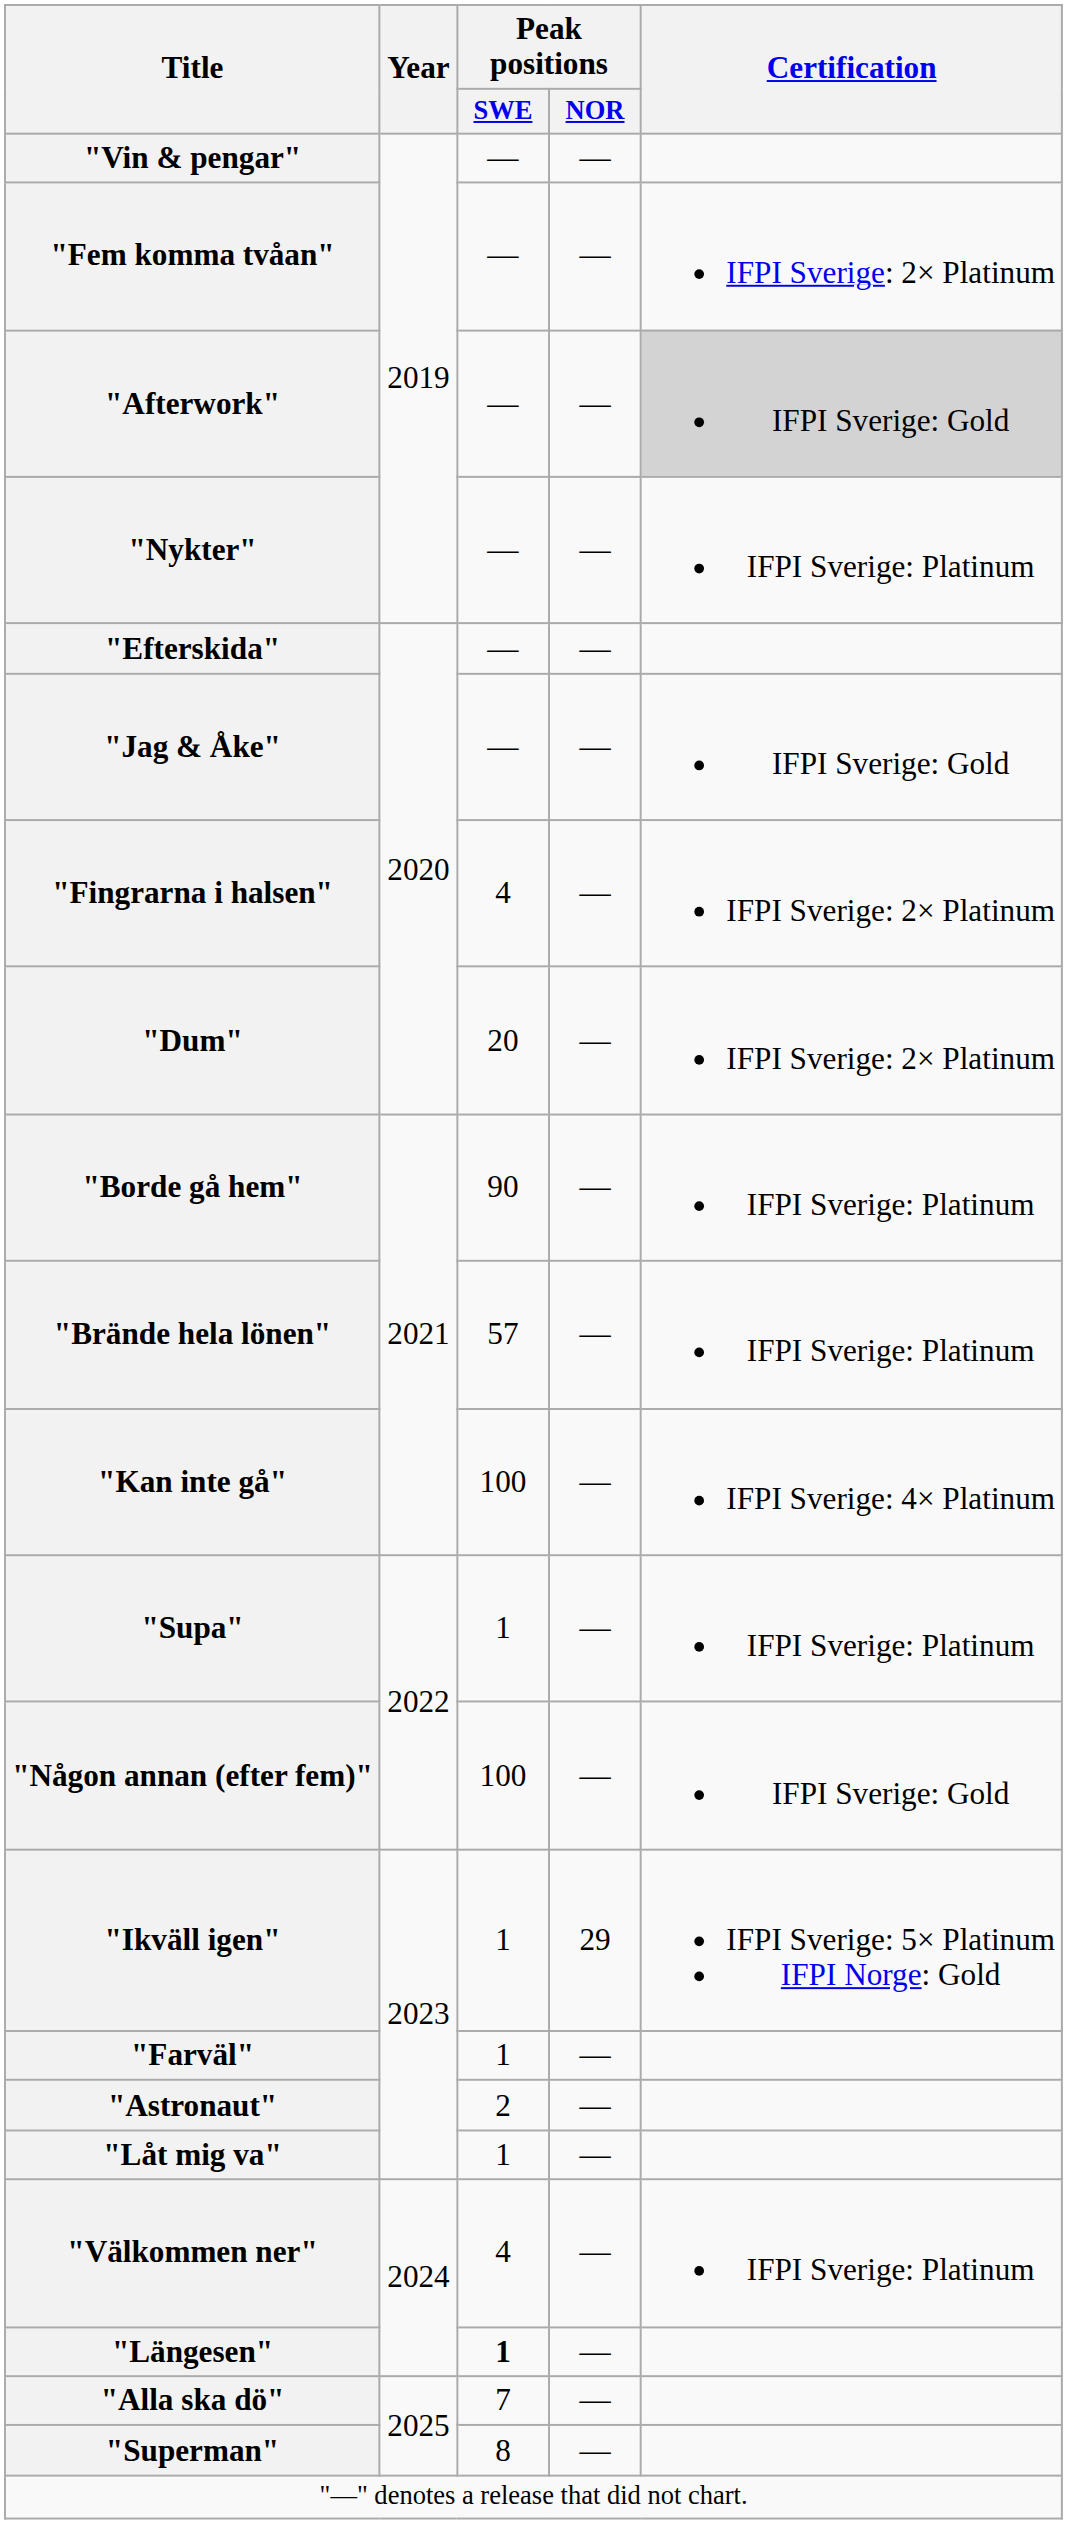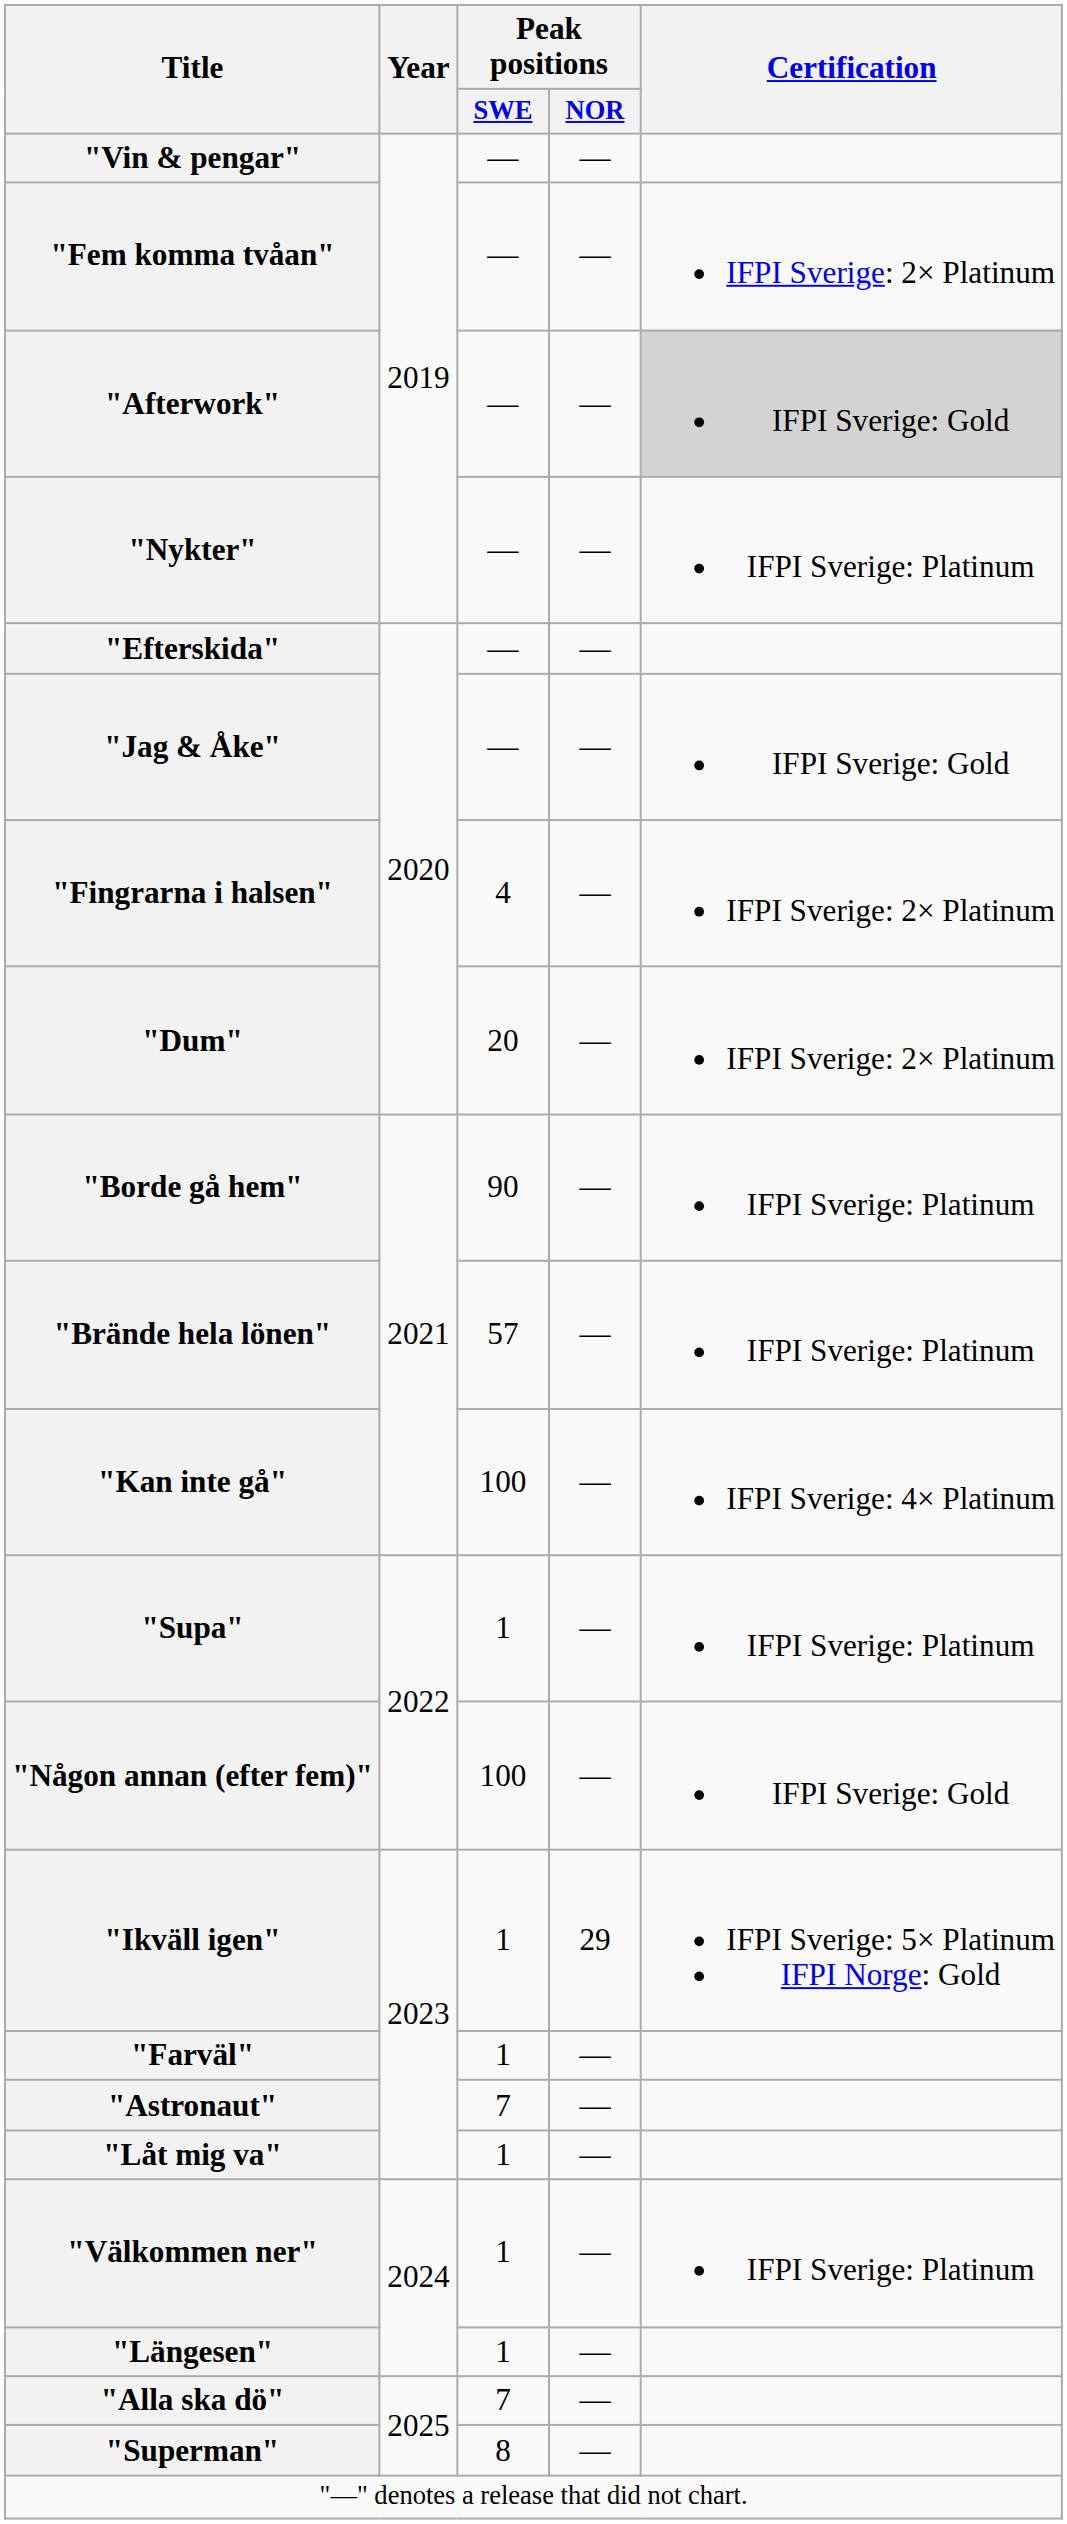(503, 2104) 2 -> (503, 2104) 7
(503, 2252) 4 -> (503, 2252) 1
(503, 2350) bold -> (503, 2350) normal
